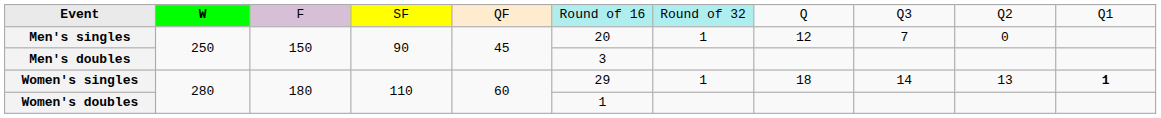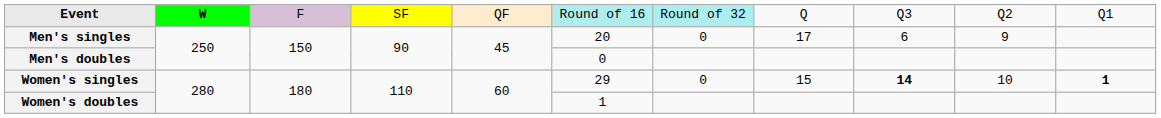(703, 37) 1 -> (703, 37) 0
(804, 37) 12 -> (804, 37) 17
(904, 37) 7 -> (904, 37) 6
(1005, 37) 0 -> (1005, 37) 9
(602, 59) 3 -> (602, 59) 0
(703, 81) 1 -> (703, 81) 0
(804, 81) 18 -> (804, 81) 15
(904, 81) normal -> (904, 81) bold
(1005, 81) 13 -> (1005, 81) 10
